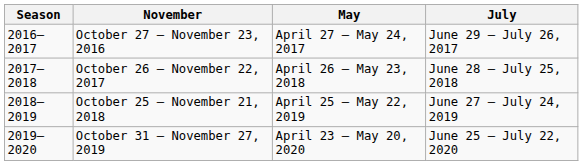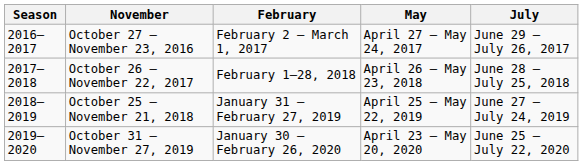+ column: (287, 14)
